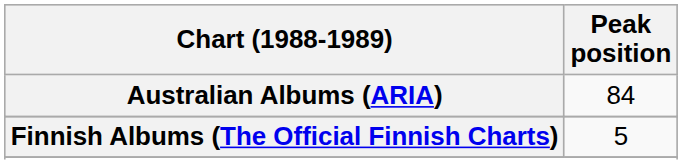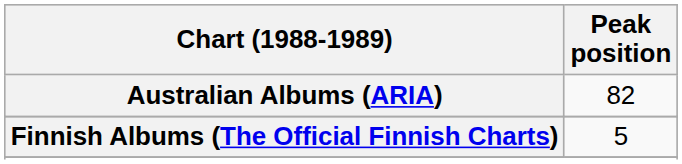(621, 95) 84 -> (621, 95) 82
